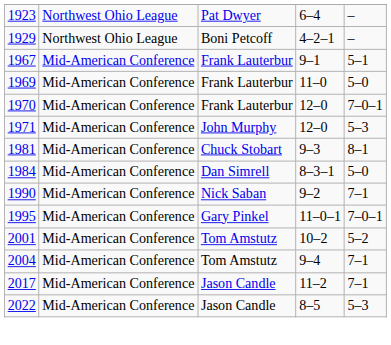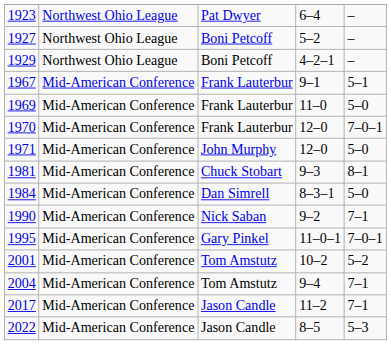+ row: (22, 37)
(358, 127) 5–3 -> (358, 149) 5–0
